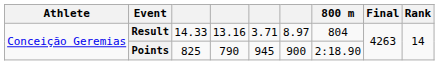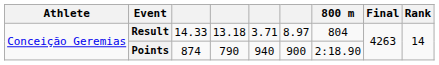(229, 32) 13.16 -> (229, 32) 13.18
(191, 50) 825 -> (191, 50) 874
(264, 50) 945 -> (264, 50) 940
